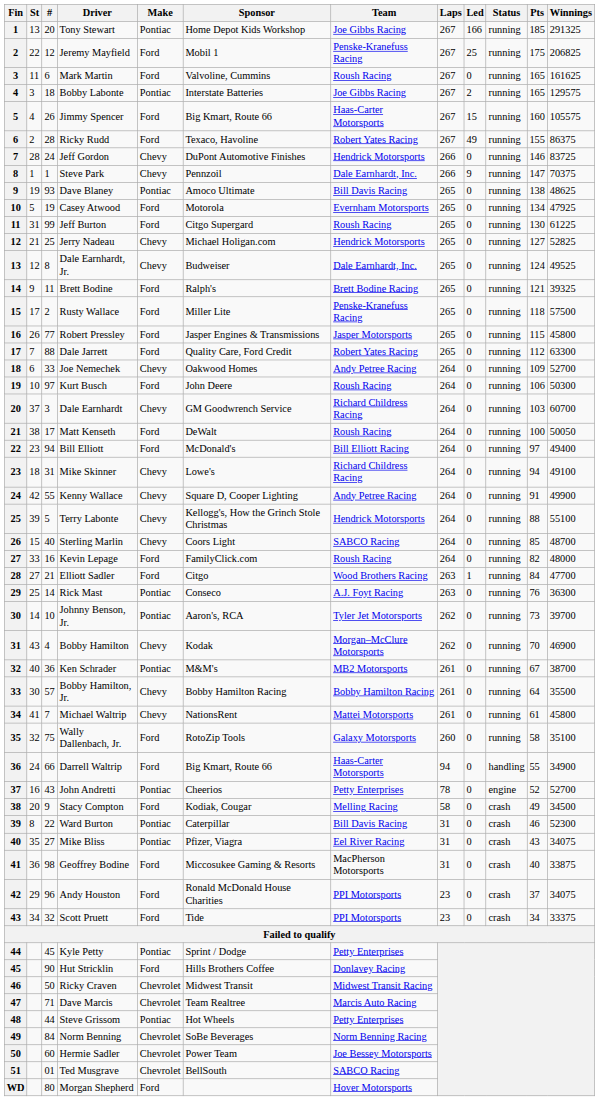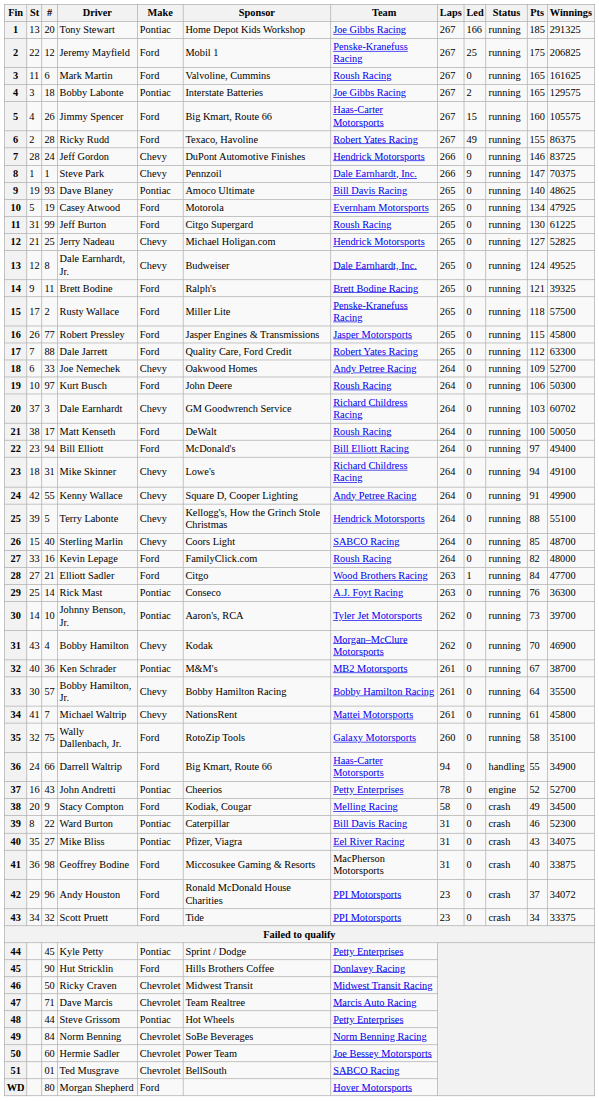(537, 191) 138 -> (537, 191) 140
(563, 409) 60700 -> (563, 409) 60702
(563, 894) 34075 -> (563, 894) 34072
